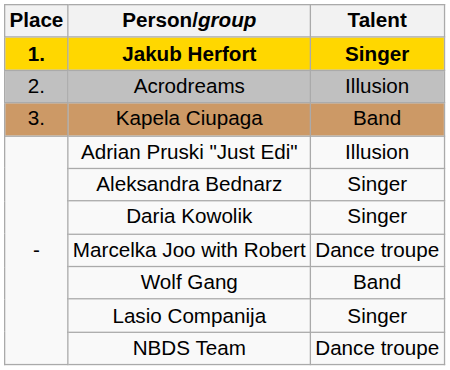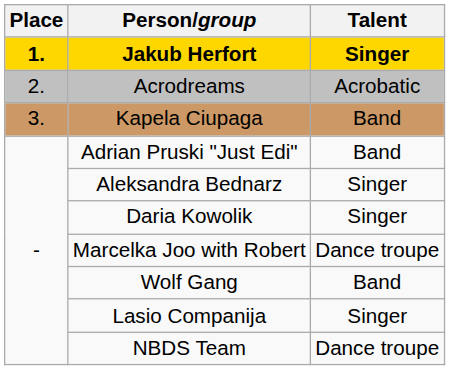(377, 86) Illusion -> (377, 86) Acrobatic
(377, 151) Illusion -> (377, 151) Band
